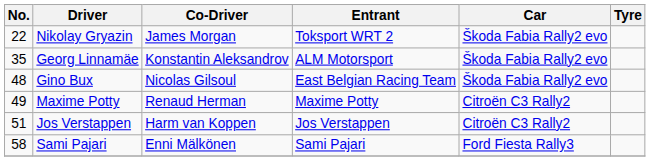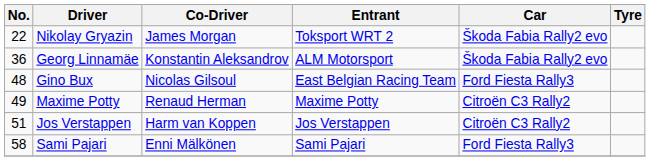(19, 58) 35 -> (19, 58) 36
(535, 80) Škoda Fabia Rally2 evo -> (518, 80) Ford Fiesta Rally3
